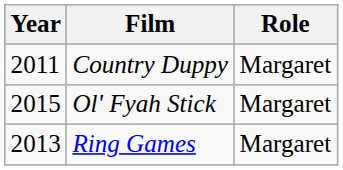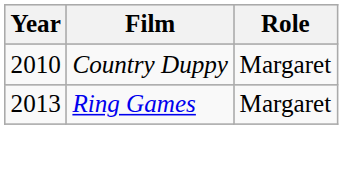(35, 64) 2011 -> (36, 64) 2010
- row: (144, 104)
